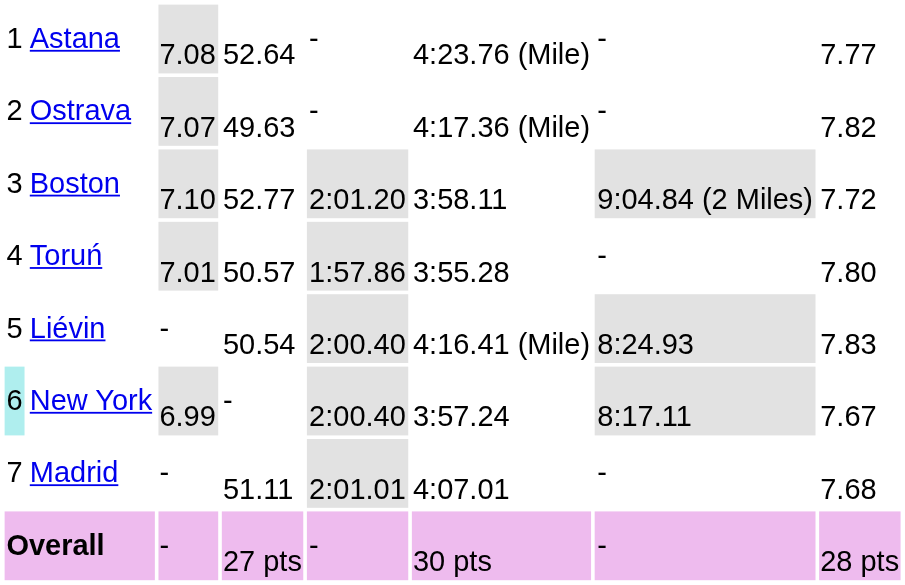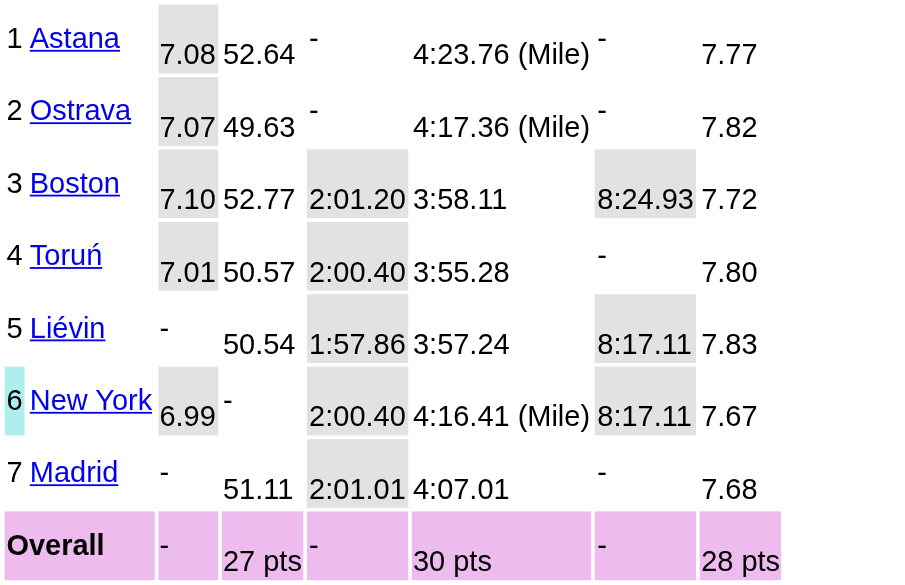(705, 199) 9:04.84 (2 Miles) -> (646, 199) 8:24.93
(357, 272) 1:57.86 -> (357, 272) 2:00.40
(357, 344) 2:00.40 -> (357, 344) 1:57.86
(502, 344) 4:16.41 (Mile) -> (461, 344) 3:57.24
(646, 344) 8:24.93 -> (645, 344) 8:17.11
(461, 416) 3:57.24 -> (502, 416) 4:16.41 (Mile)
